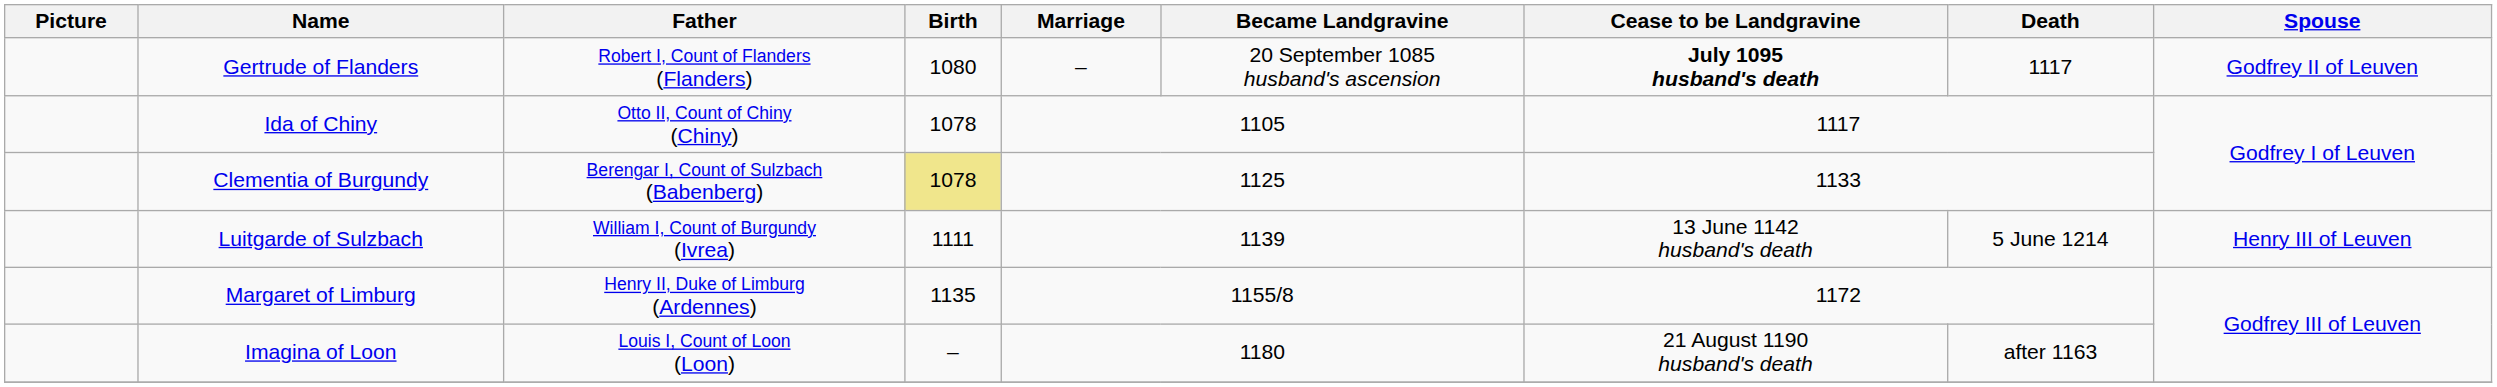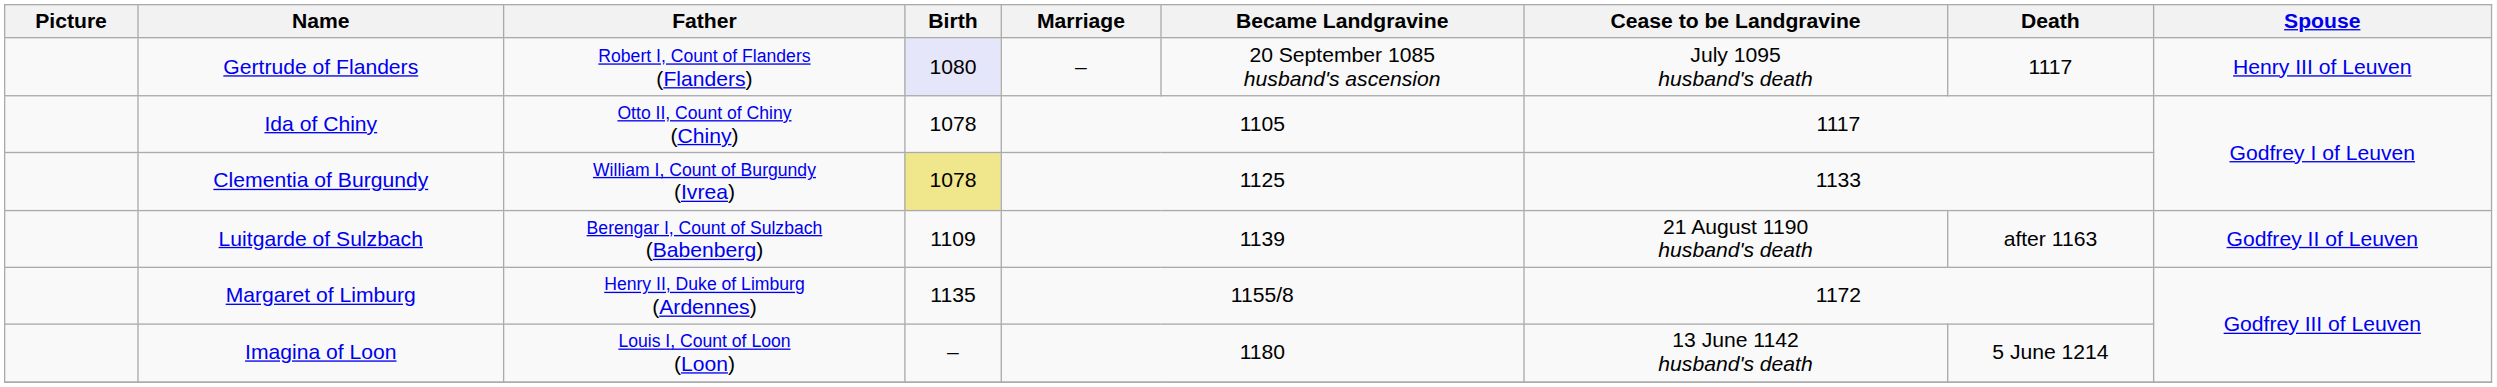(953, 66) no background -> (953, 66) lavender background
(1736, 66) bold -> (1736, 66) normal
(2322, 66) Godfrey II of Leuven -> (2322, 66) Henry III of Leuven
(704, 182) Berengar I, Count of Sulzbach (Babenberg) -> (704, 182) William I, Count of Burgundy (Ivrea)
(704, 239) William I, Count of Burgundy (Ivrea) -> (704, 239) Berengar I, Count of Sulzbach (Babenberg)
(953, 238) 1111 -> (953, 238) 1109
(1736, 238) 13 June 1142 husband's death -> (1736, 238) 21 August 1190 husband's death
(2050, 238) 5 June 1214 -> (2050, 238) after 1163
(2322, 238) Henry III of Leuven -> (2322, 238) Godfrey II of Leuven
(1736, 352) 21 August 1190 husband's death -> (1736, 352) 13 June 1142 husband's death
(2050, 352) after 1163 -> (2050, 352) 5 June 1214
